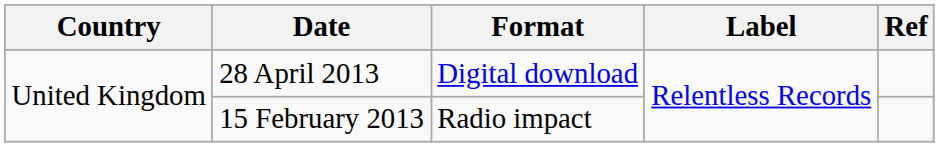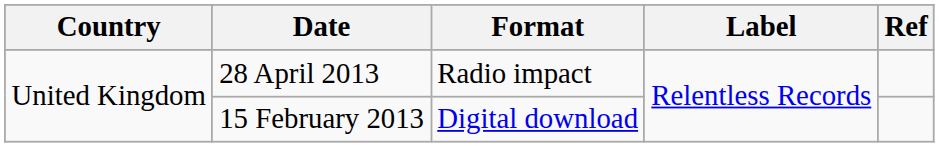(538, 73) Digital download -> (514, 73) Radio impact
(514, 118) Radio impact -> (538, 118) Digital download
